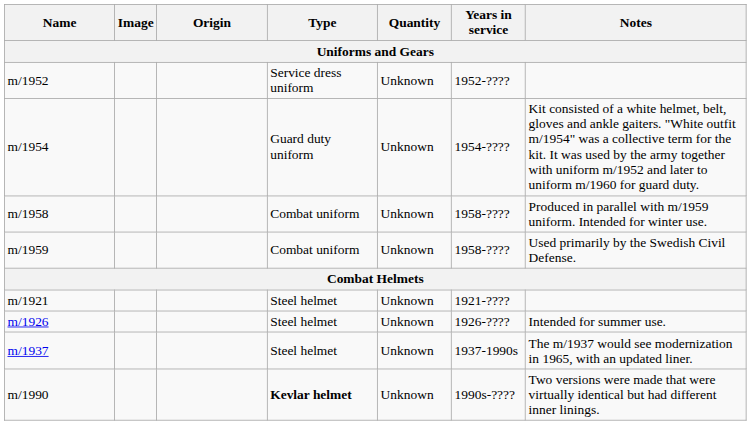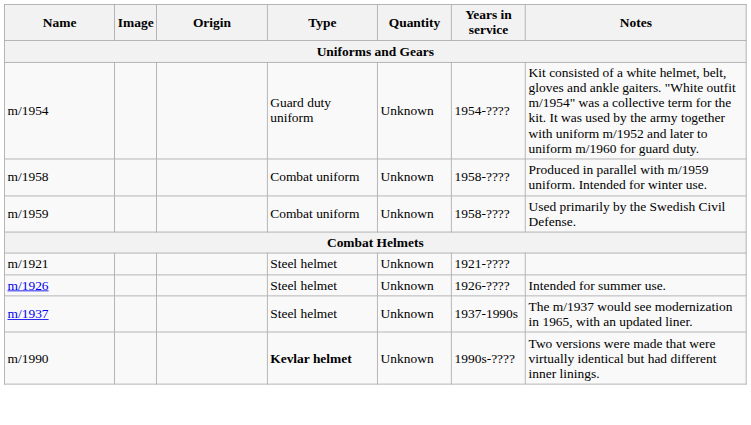- row: (28, 80)
